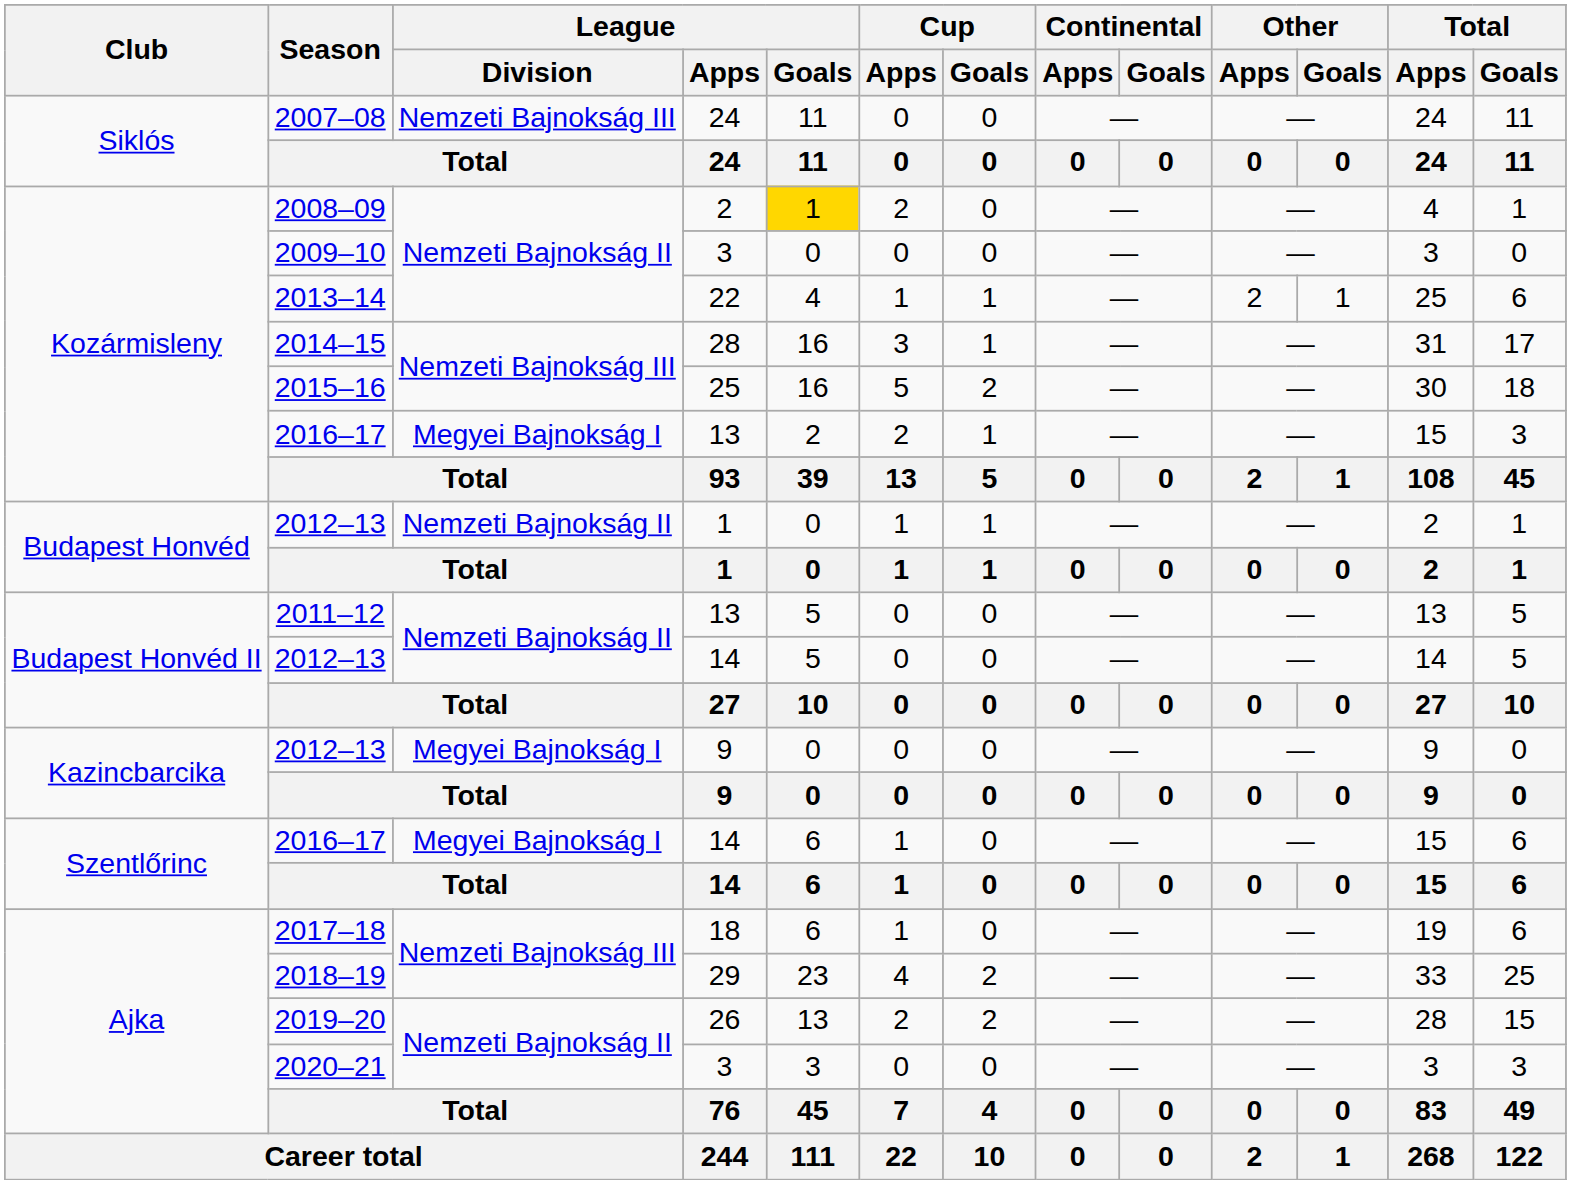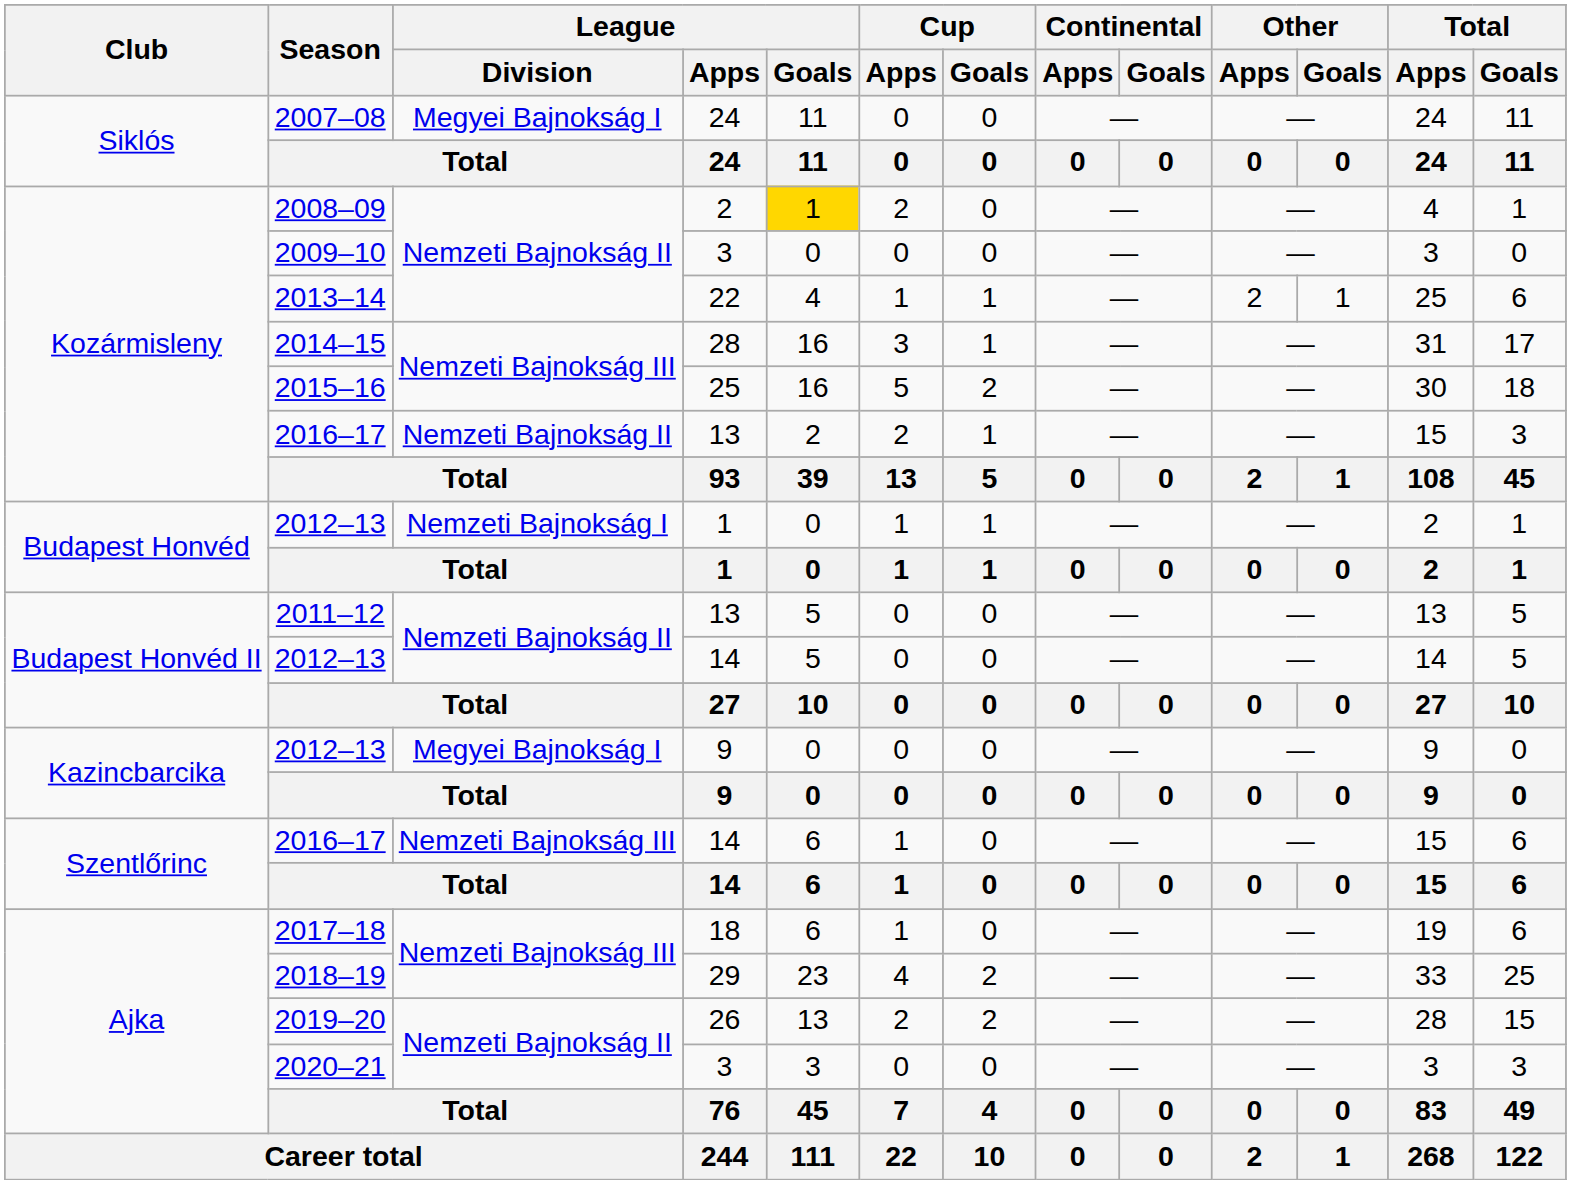(537, 117) Nemzeti Bajnokság III -> (537, 117) Megyei Bajnokság I
(537, 433) Megyei Bajnokság I -> (537, 433) Nemzeti Bajnokság II
(537, 523) Nemzeti Bajnokság II -> (537, 523) Nemzeti Bajnokság I
(537, 840) Megyei Bajnokság I -> (537, 840) Nemzeti Bajnokság III
